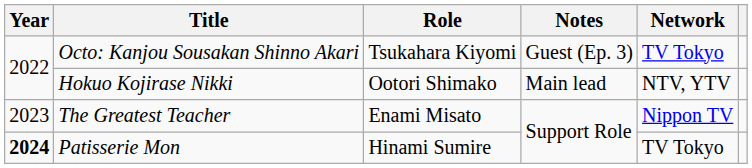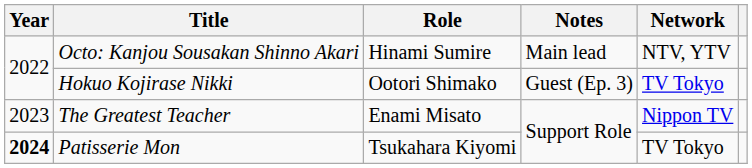(442, 52) Tsukahara Kiyomi -> (430, 52) Hinami Sumire
(579, 52) Guest (Ep. 3) -> (566, 52) Main lead
(683, 52) TV Tokyo -> (686, 52) NTV, YTV
(566, 83) Main lead -> (579, 83) Guest (Ep. 3)
(686, 83) NTV, YTV -> (683, 83) TV Tokyo
(430, 147) Hinami Sumire -> (442, 147) Tsukahara Kiyomi
